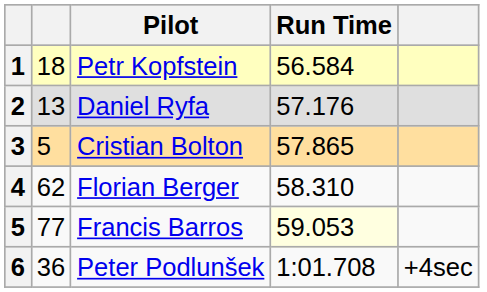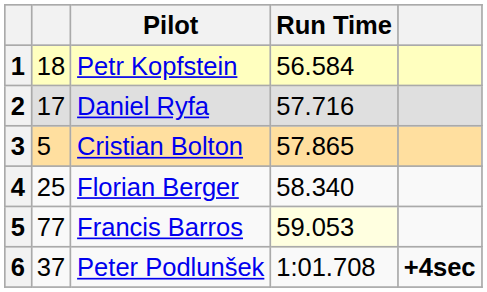(51, 106) 13 -> (51, 106) 17
(315, 106) 57.176 -> (315, 106) 57.716
(51, 187) 62 -> (51, 187) 25
(315, 187) 58.310 -> (315, 187) 58.340
(51, 268) 36 -> (51, 268) 37
(438, 268) normal -> (440, 268) bold
